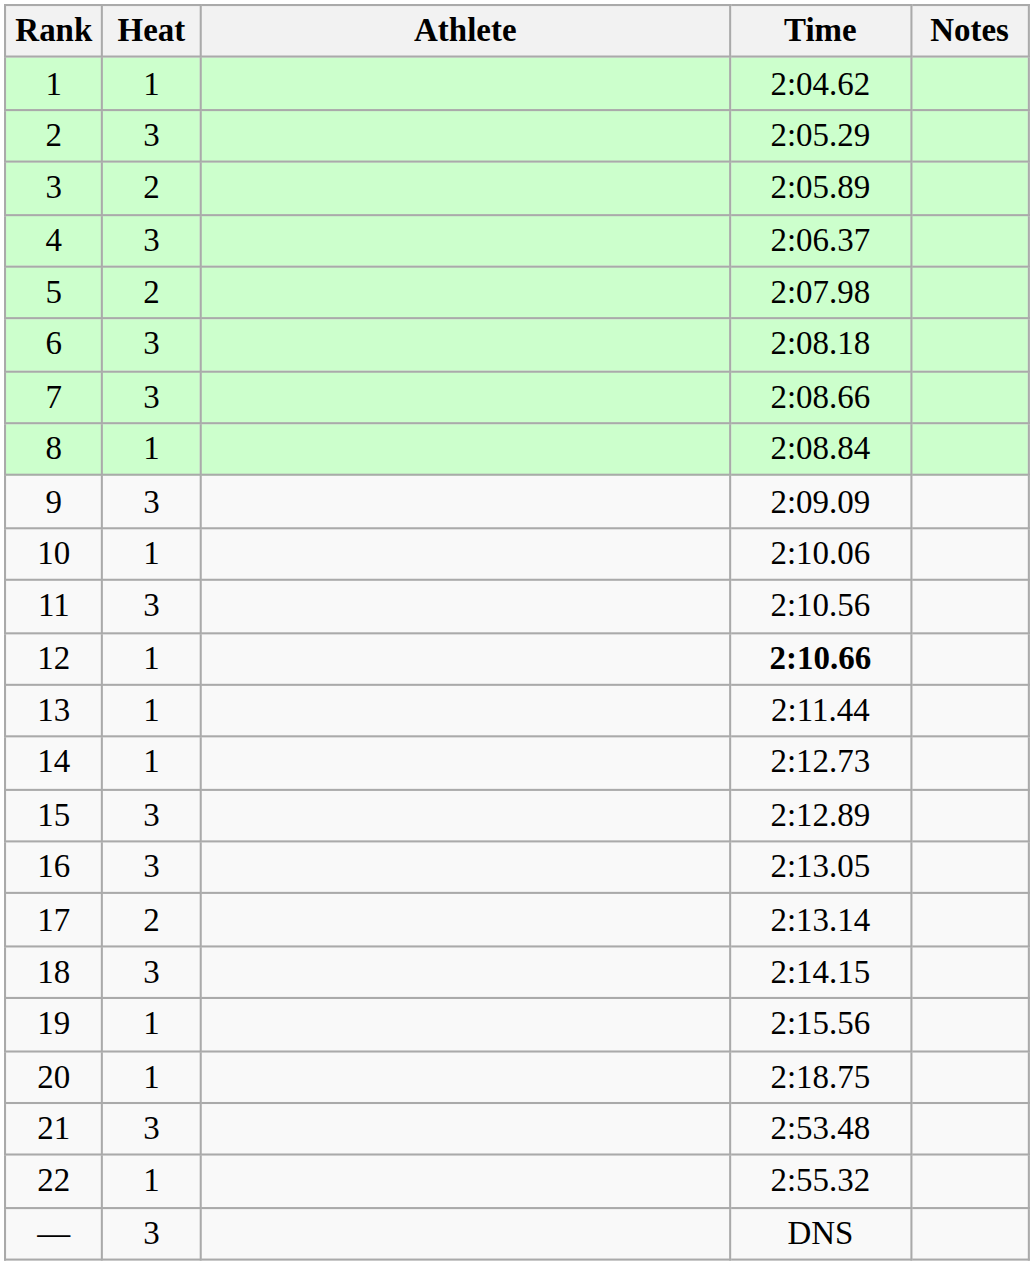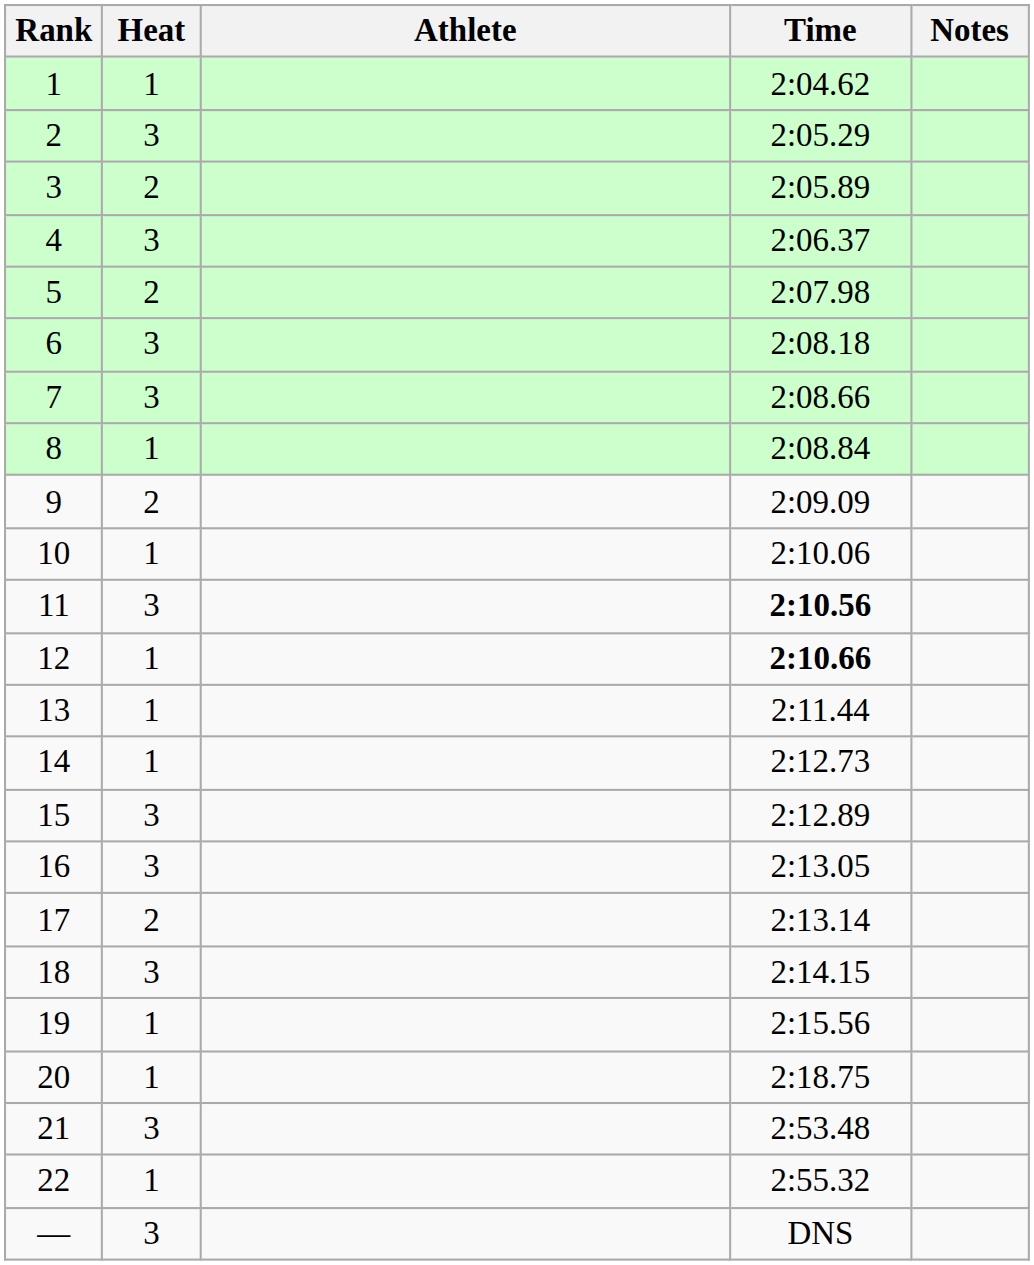(151, 501) 3 -> (151, 501) 2
(820, 605) normal -> (820, 605) bold
